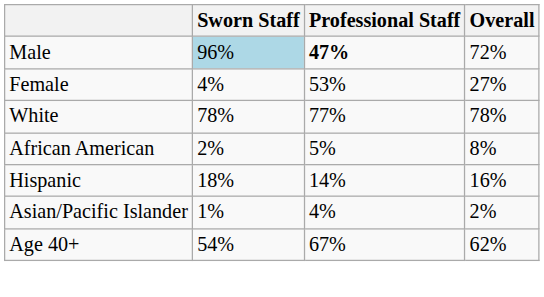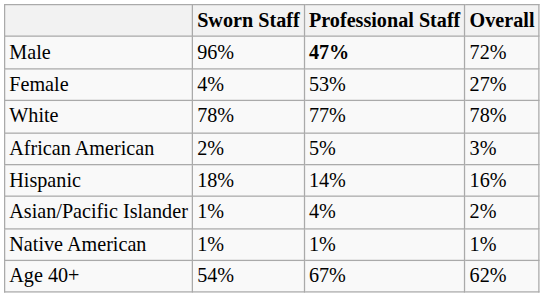(216, 52) lightblue background -> (216, 52) no background
(483, 148) 8% -> (483, 148) 3%
+ row: (78, 244)
